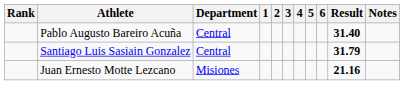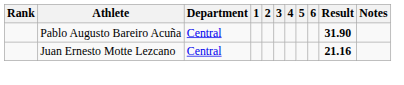(347, 32) 31.40 -> (338, 32) 31.90
- row: (115, 51)
(218, 70) Misiones -> (204, 51) Central
